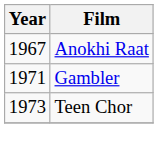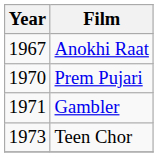+ row: (99, 78)
